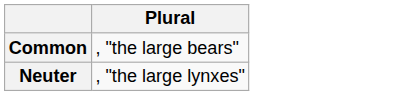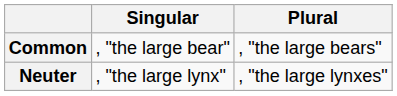+ column: (163, 18)
